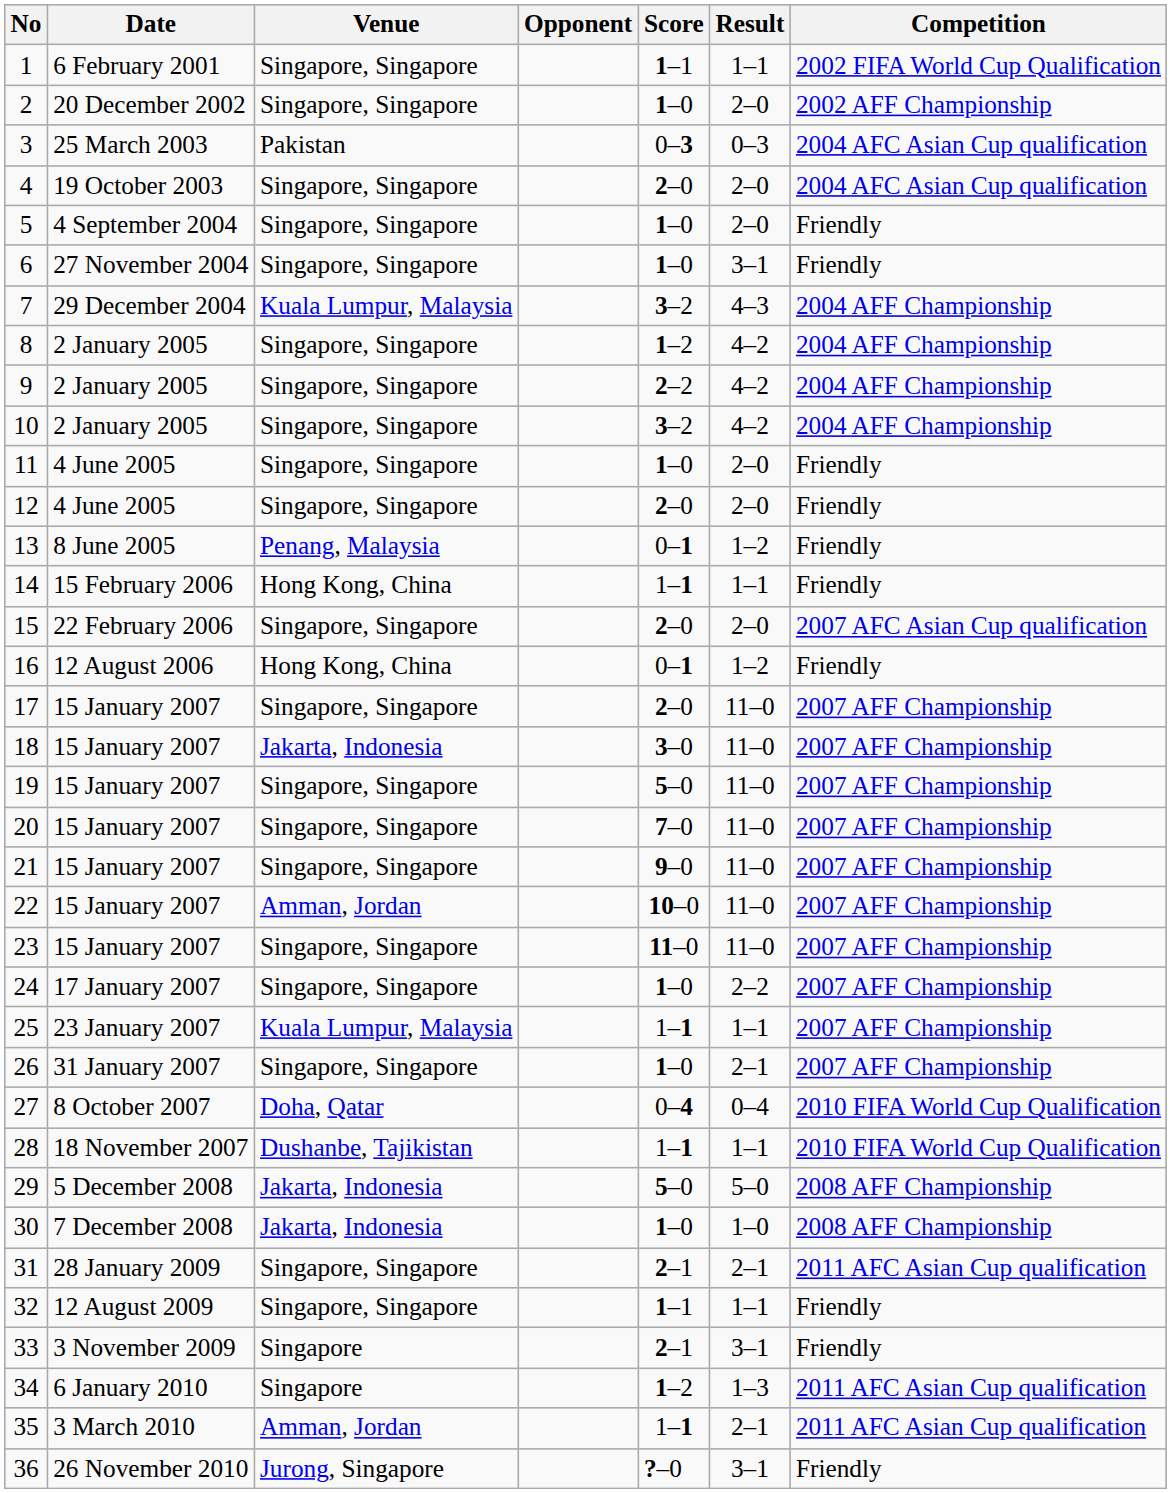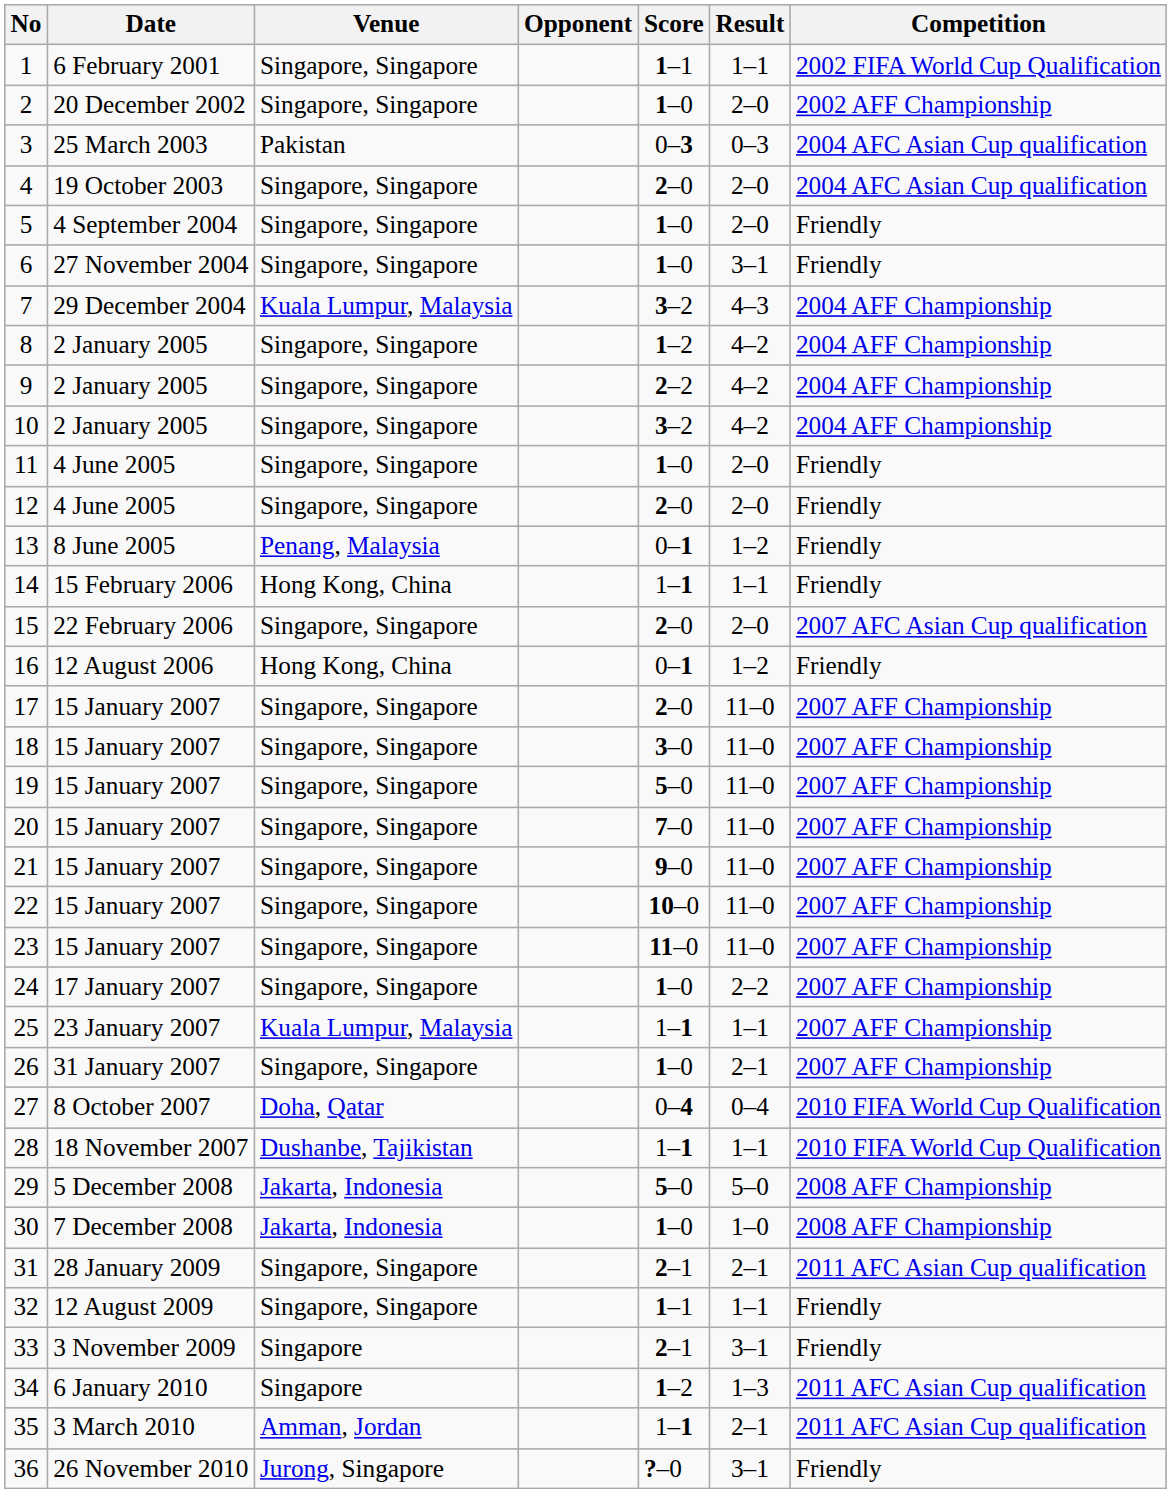(351, 746) Jakarta, Indonesia -> (369, 746) Singapore, Singapore
(341, 906) Amman, Jordan -> (369, 906) Singapore, Singapore
